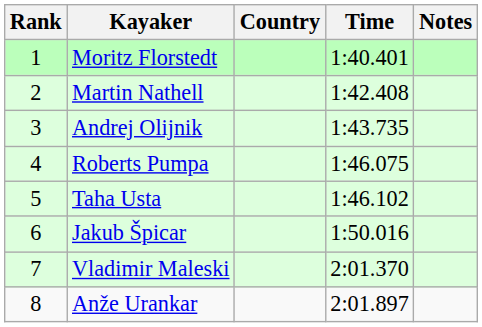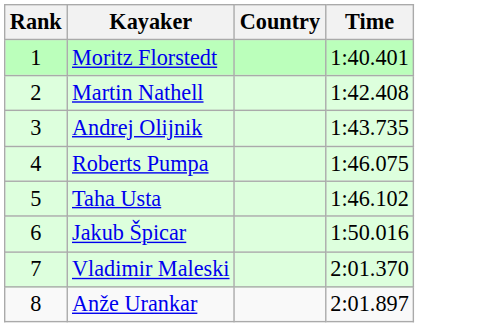- column: (446, 22)
